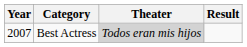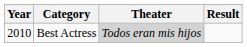(19, 33) 2007 -> (19, 33) 2010
